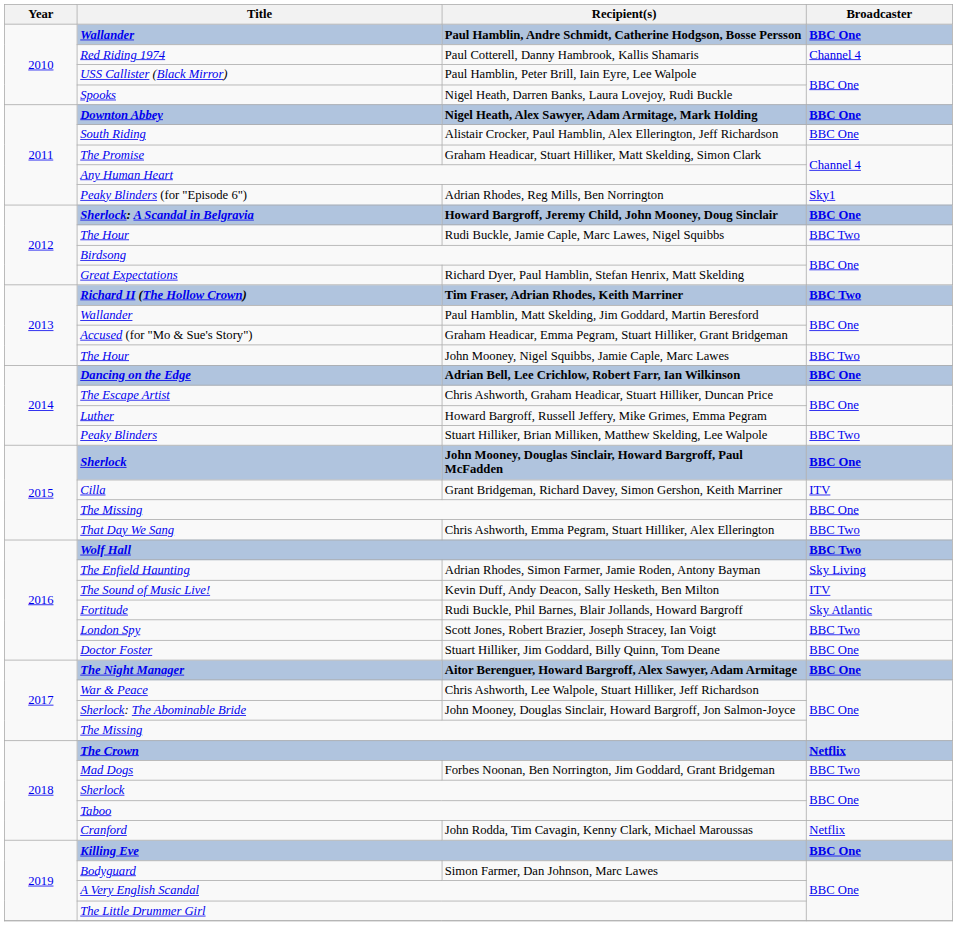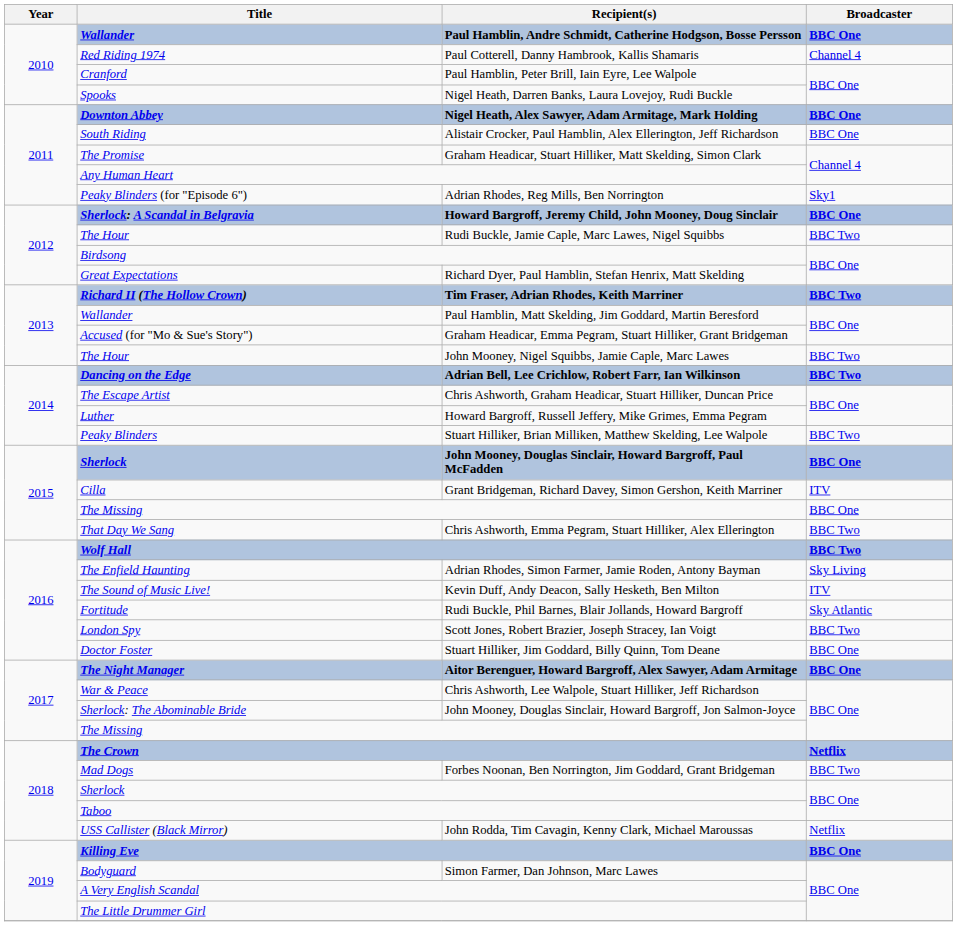(154, 74) USS Callister (Black Mirror) -> (104, 74) Cranford
(835, 375) BBC One -> (835, 375) BBC Two
(104, 830) Cranford -> (154, 830) USS Callister (Black Mirror)
